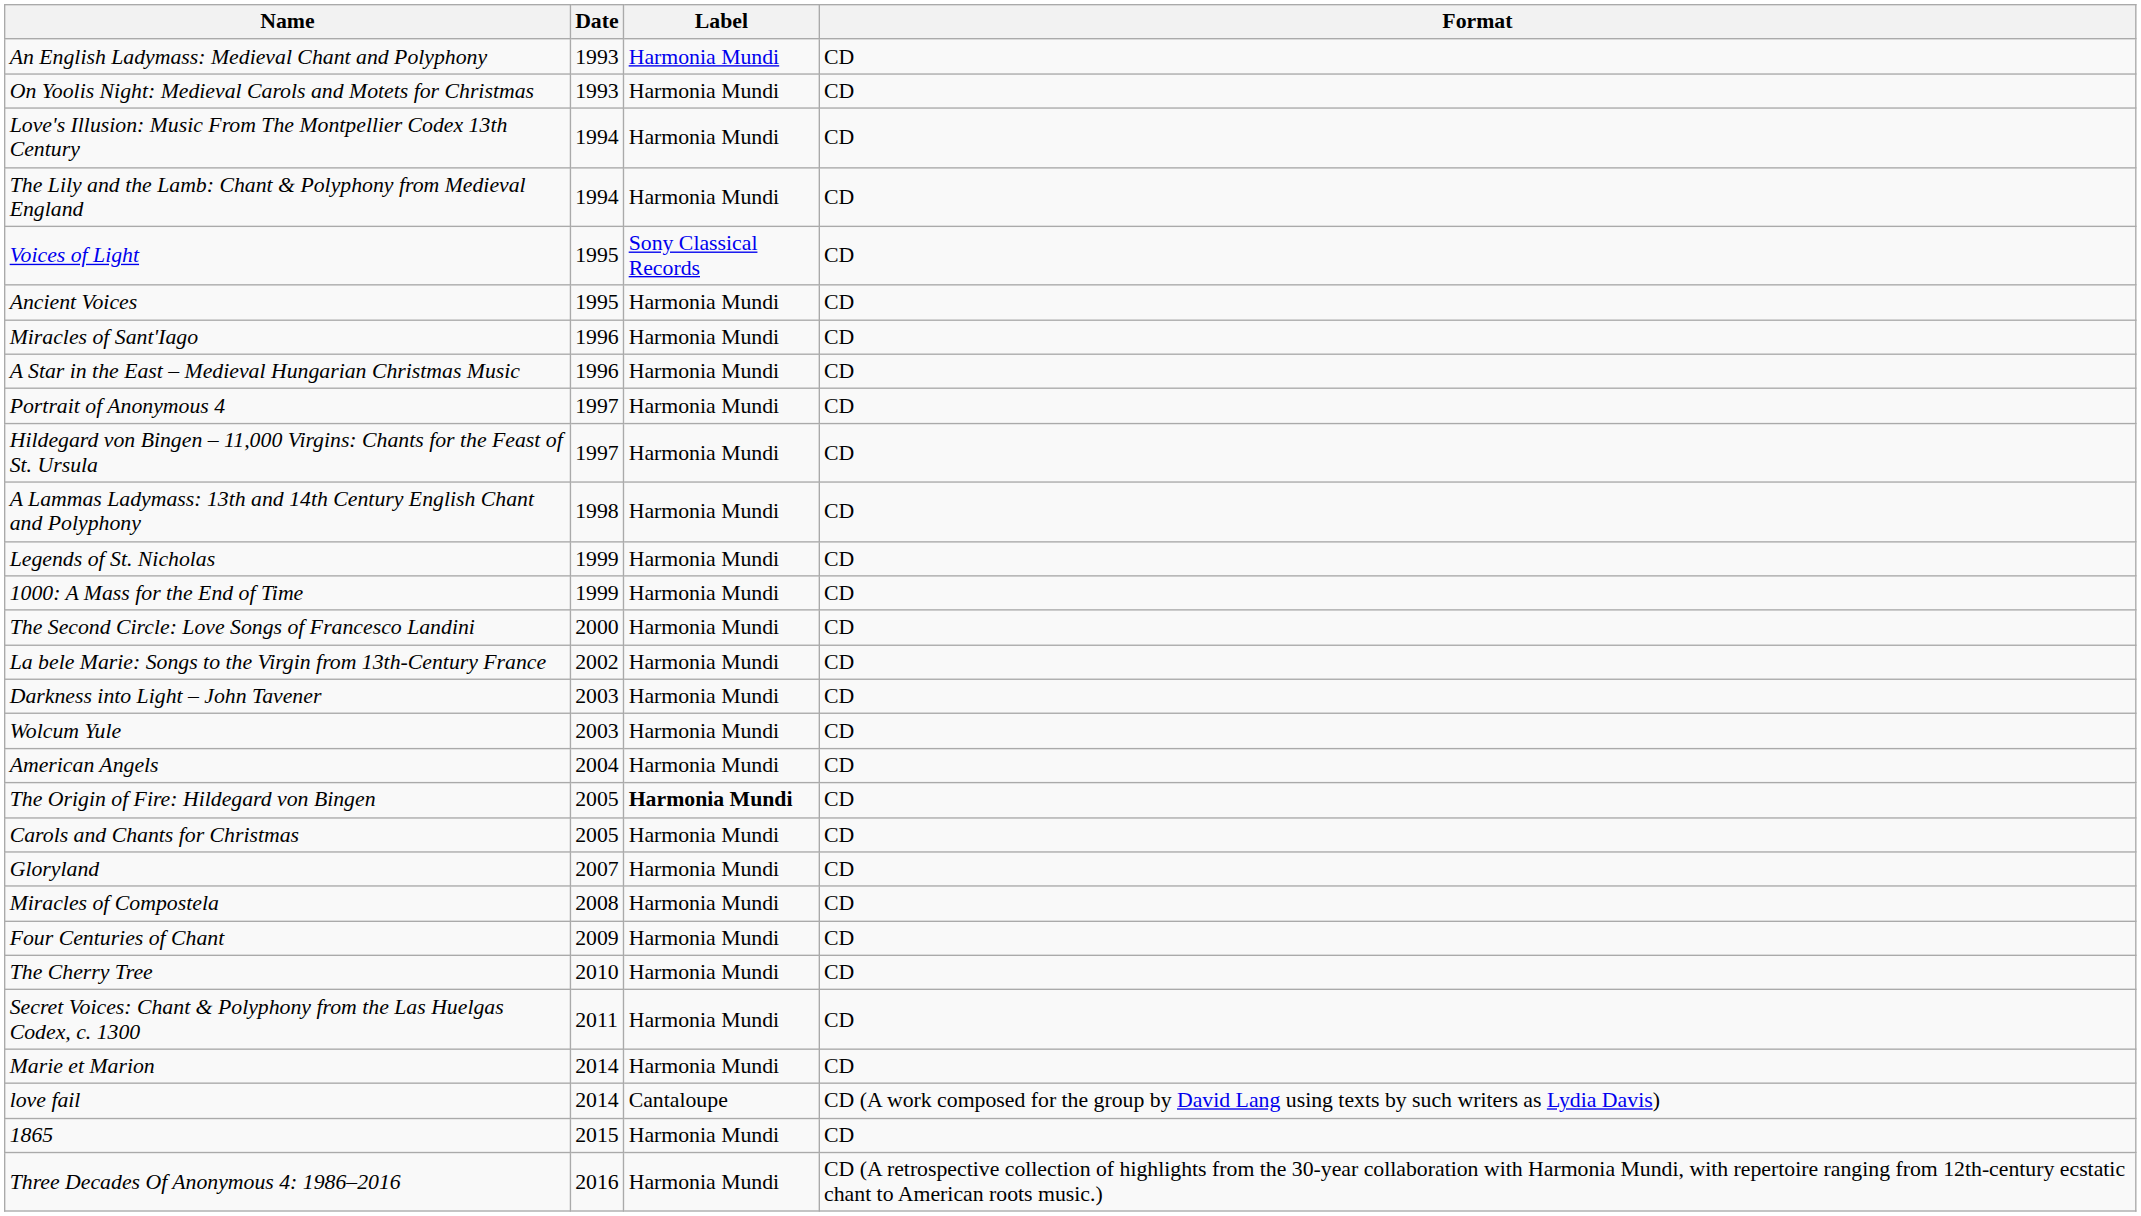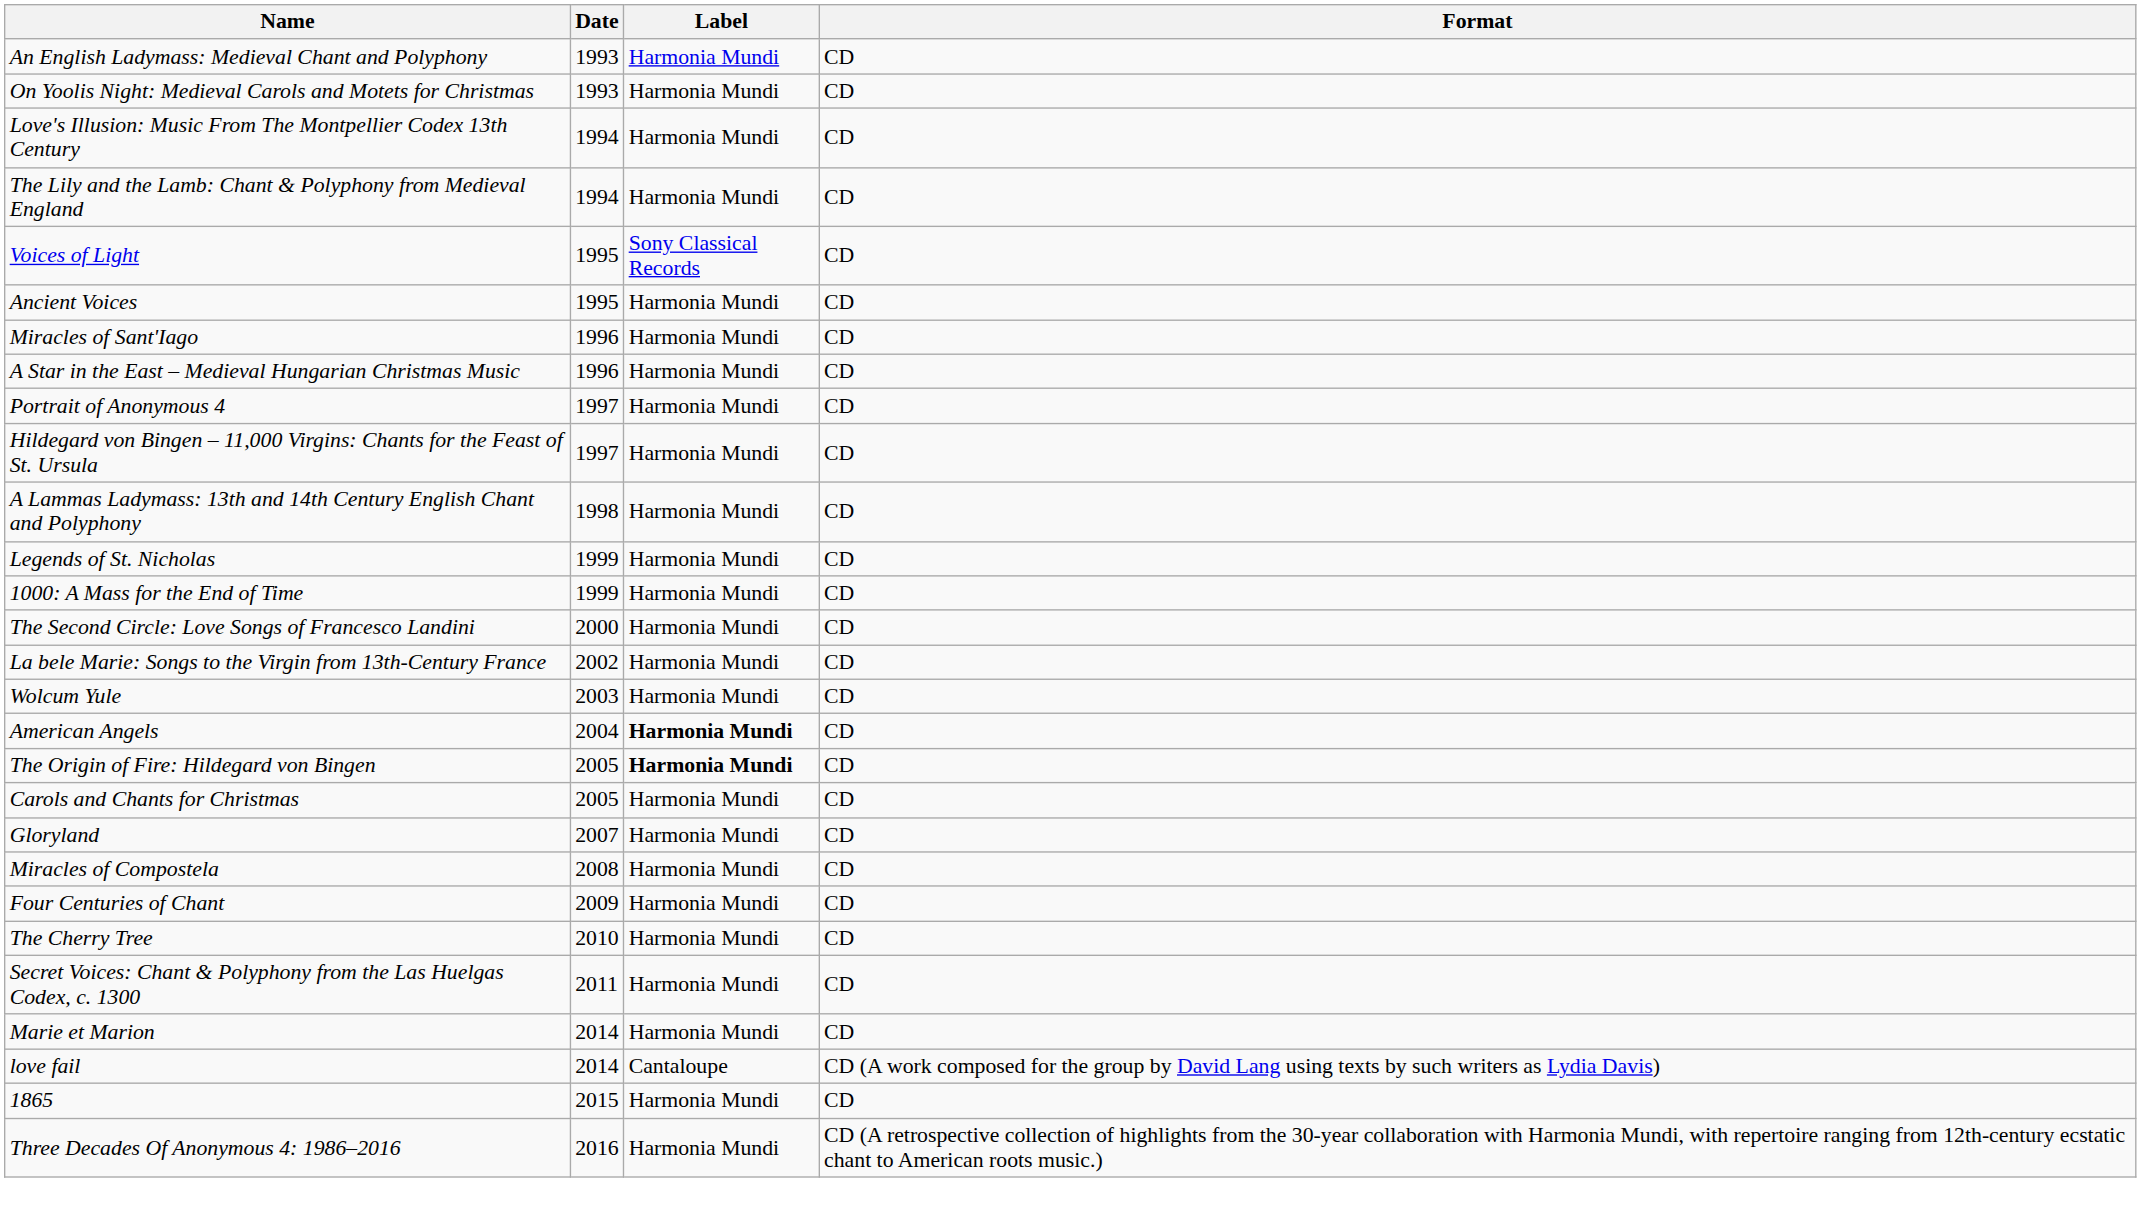- row: (166, 696)
(704, 765) normal -> (711, 730) bold
